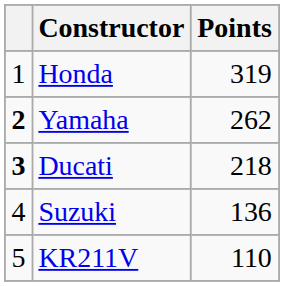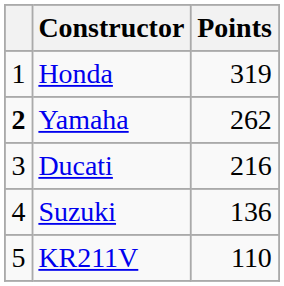(18, 166) bold -> (18, 166) normal
(251, 166) 218 -> (251, 166) 216
